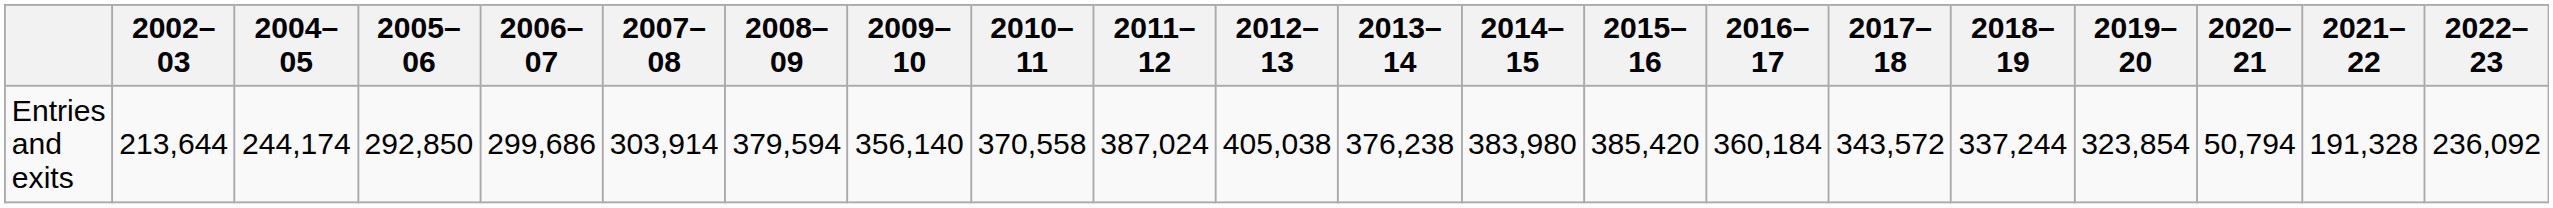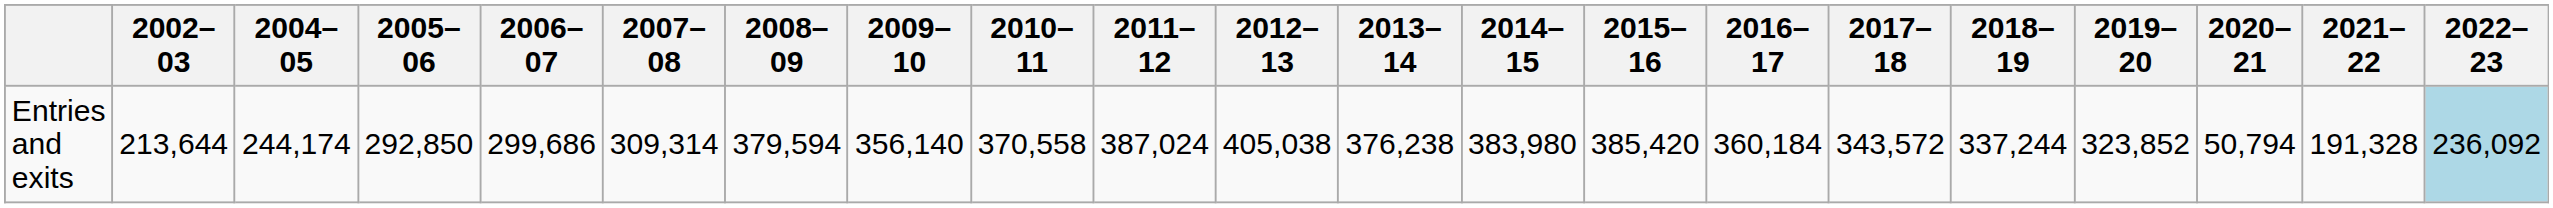(664, 143) 303,914 -> (664, 143) 309,314
(2136, 143) 323,854 -> (2136, 143) 323,852
(2487, 143) no background -> (2487, 143) lightblue background
